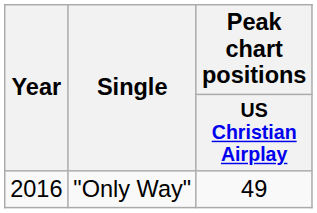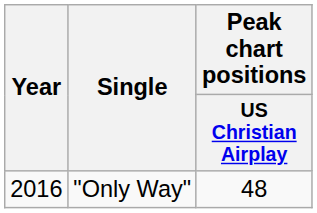(254, 188) 49 -> (254, 188) 48
